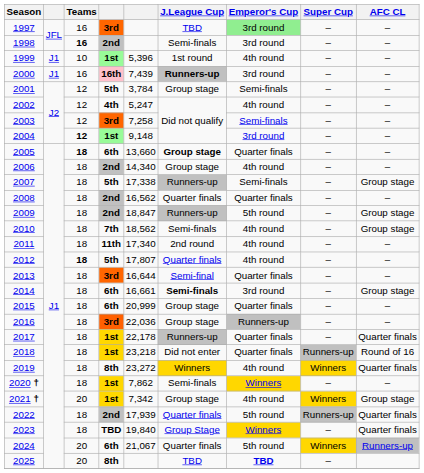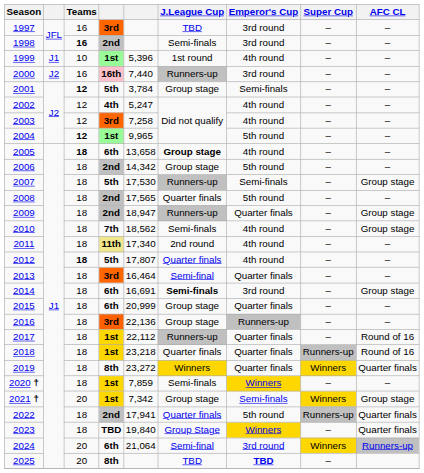(263, 27) lightgreen background -> (263, 27) no background
(54, 74) J1 -> (54, 74) J2
(141, 74) 7,439 -> (141, 74) 7,440
(192, 74) bold -> (192, 74) normal
(82, 89) normal -> (82, 89) bold
(263, 120) Semi-finals -> (263, 120) 4th round
(141, 136) 9,148 -> (141, 136) 9,965
(263, 136) 3rd round -> (263, 136) 5th round
(141, 151) 13,660 -> (141, 151) 13,658
(263, 151) Quarter finals -> (263, 151) 4th round
(141, 167) 14,340 -> (141, 167) 14,342
(263, 167) 4th round -> (263, 167) 5th round
(141, 182) 17,338 -> (141, 182) 17,530
(141, 197) 16,562 -> (141, 197) 17,565
(263, 197) Quarter finals -> (263, 197) 5th round
(141, 213) 18,847 -> (141, 213) 18,947
(263, 213) 5th round -> (263, 213) Quarter finals
(111, 244) no background -> (111, 244) khaki background
(141, 275) 16,644 -> (141, 275) 16,464
(141, 290) 16,661 -> (141, 290) 16,691
(141, 321) 22,036 -> (141, 321) 22,136
(141, 337) 22,178 -> (141, 337) 22,112
(388, 337) Quarter finals -> (388, 337) Round of 16
(192, 352) Did not enter -> (192, 352) Quarter finals
(263, 368) 4th round -> (263, 368) Quarter finals
(141, 383) 7,862 -> (141, 383) 7,859
(263, 399) 4th round -> (263, 399) Semi-finals
(141, 414) 17,939 -> (141, 414) 17,941
(141, 445) 21,067 -> (141, 445) 21,064
(192, 445) Quarter finals -> (192, 445) Semi-final
(263, 445) 5th round -> (263, 445) 3rd round
